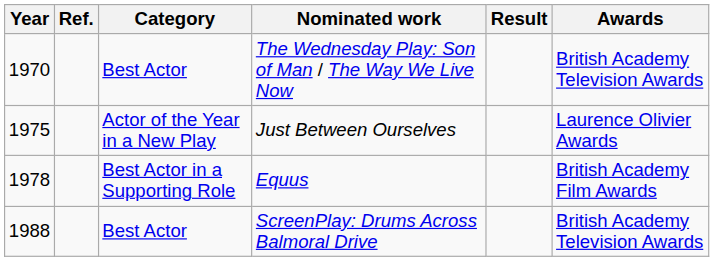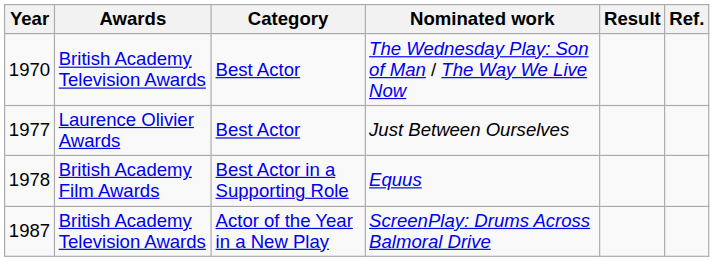columns swapped: (630, 19) <-> (76, 19)
(30, 130) 1975 -> (30, 130) 1977
(171, 130) Actor of the Year in a New Play -> (258, 130) Best Actor
(30, 230) 1988 -> (30, 230) 1987
(145, 230) Best Actor -> (284, 230) Actor of the Year in a New Play
